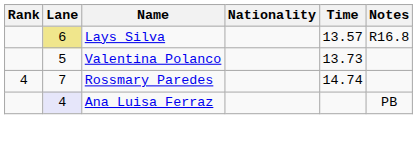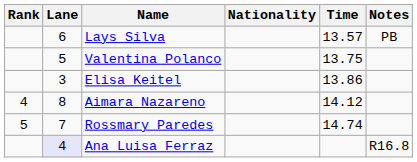(62, 37) khaki background -> (62, 37) no background
(389, 37) R16.8 -> (389, 37) PB
(343, 59) 13.73 -> (343, 59) 13.75
+ row: (133, 81)
+ row: (145, 103)
(24, 81) 4 -> (24, 125) 5
(389, 103) PB -> (389, 146) R16.8
